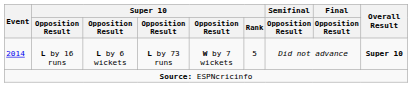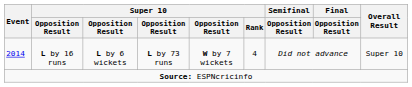(255, 53) 5 -> (255, 53) 4
(384, 53) bold -> (384, 53) normal
